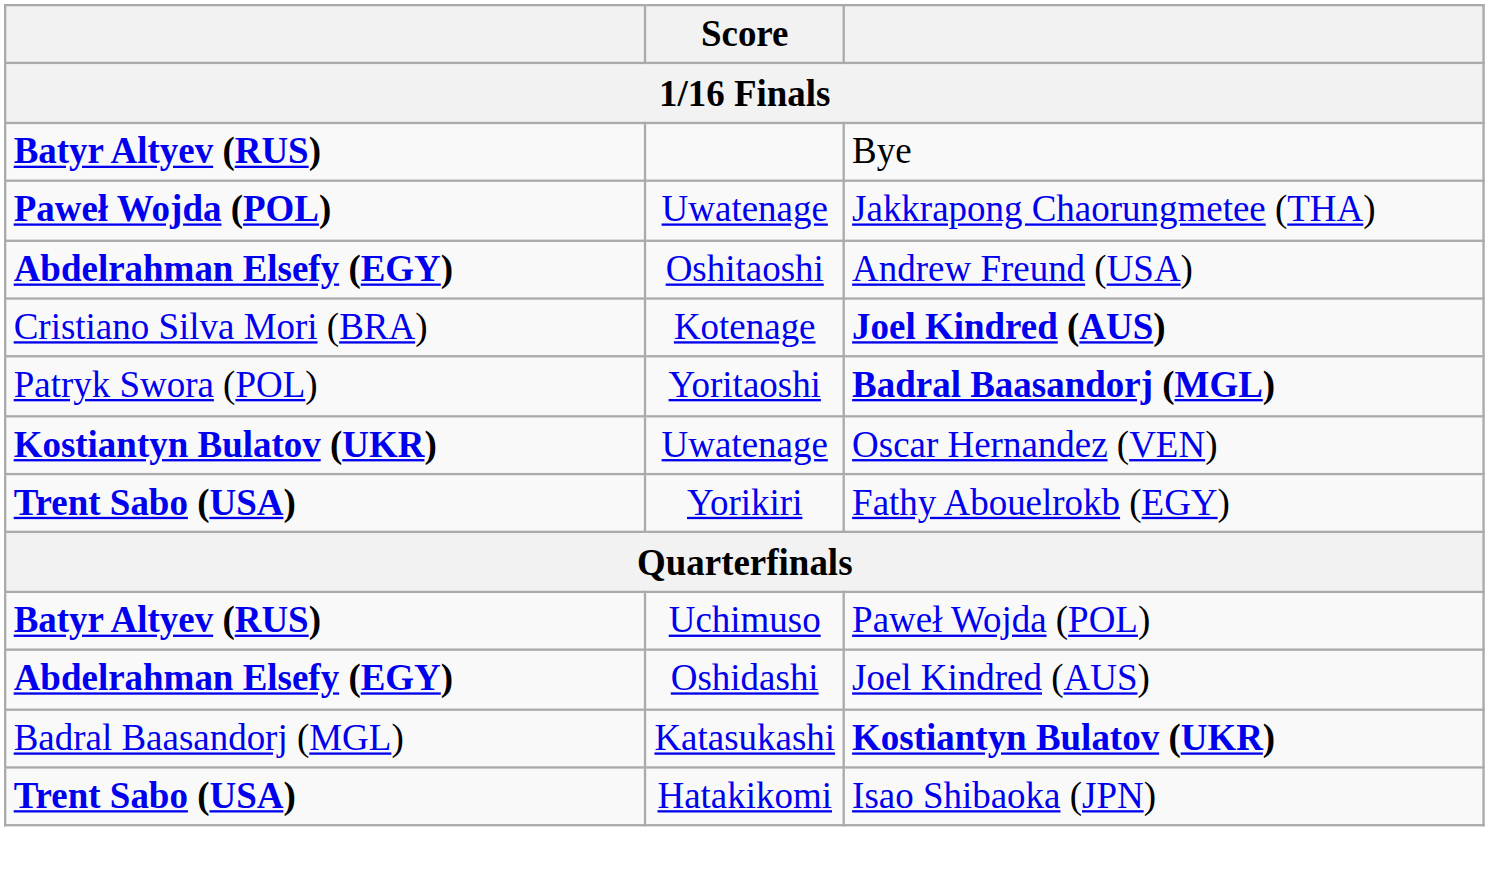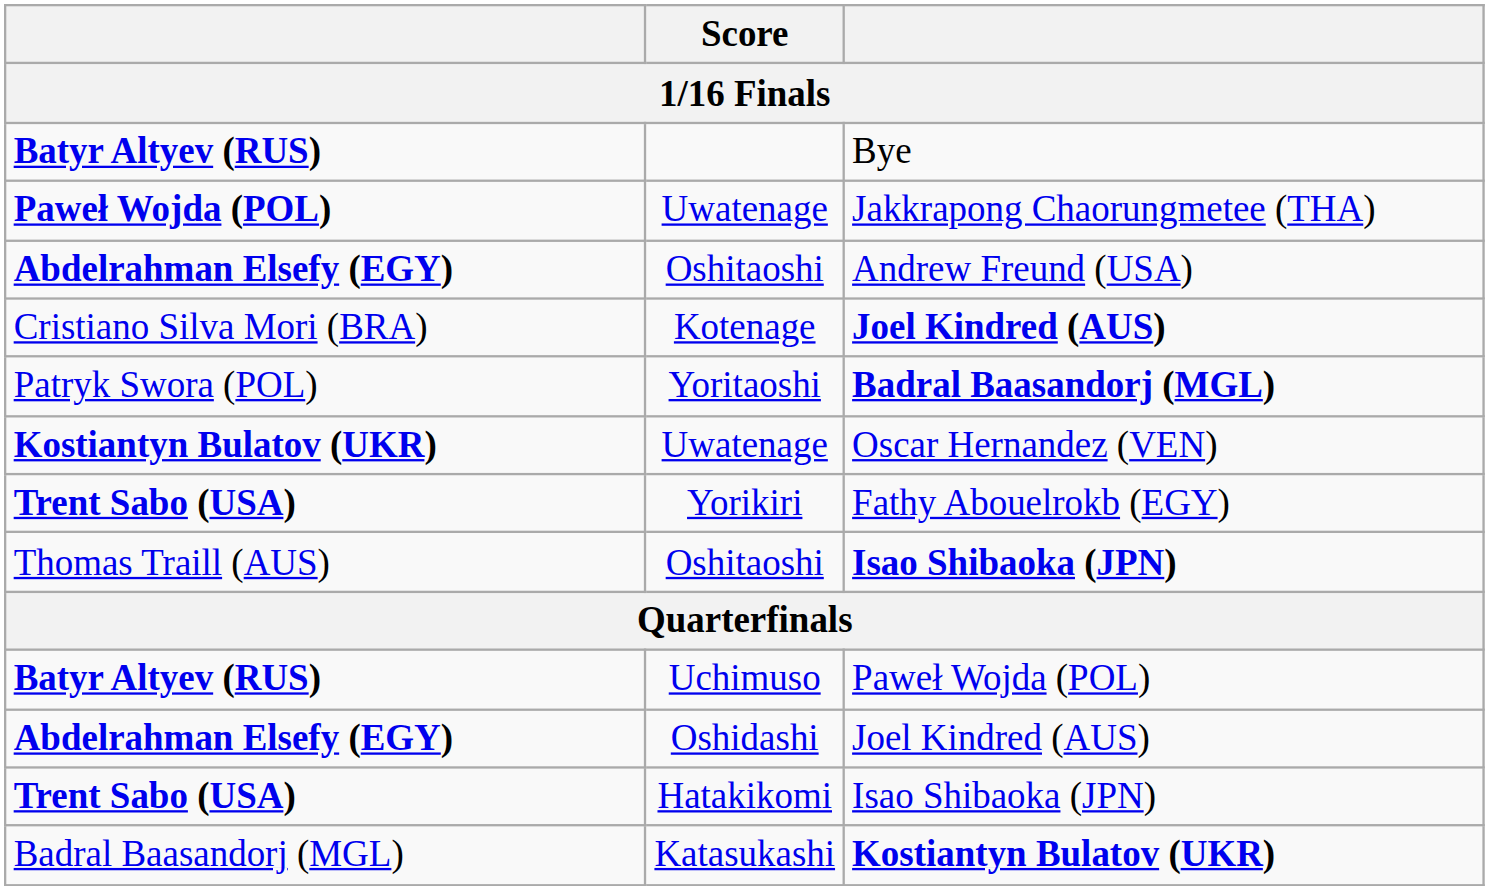+ row: (745, 561)
rows swapped: (745, 737) <-> (745, 795)
